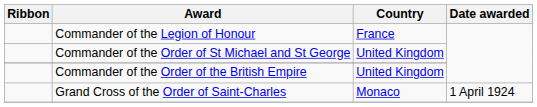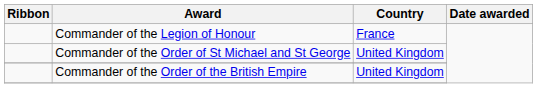- row: (171, 92)
